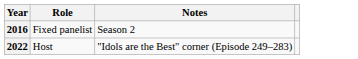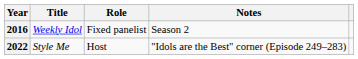+ column: (57, 12)
